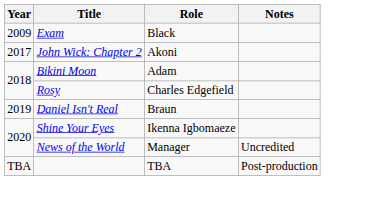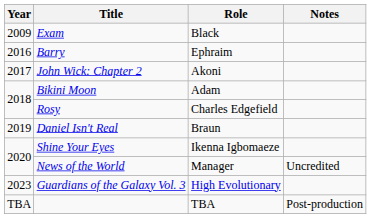+ row: (51, 52)
+ row: (111, 185)
